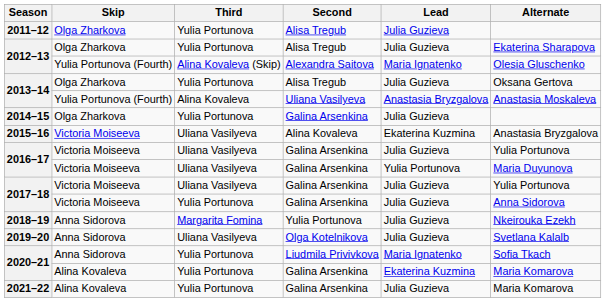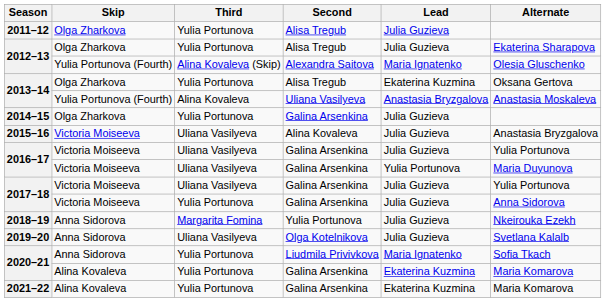(416, 82) Julia Guzieva -> (429, 82) Ekaterina Kuzmina
(429, 133) Ekaterina Kuzmina -> (416, 133) Julia Guzieva
(416, 289) Julia Guzieva -> (429, 289) Ekaterina Kuzmina
